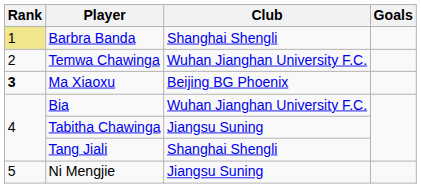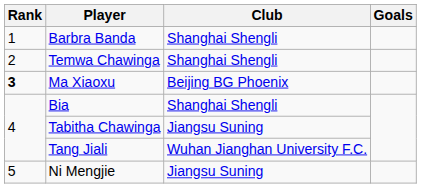(12, 37) khaki background -> (12, 37) no background
(267, 60) Wuhan Jianghan University F.C. -> (222, 60) Shanghai Shengli
(267, 104) Wuhan Jianghan University F.C. -> (222, 104) Shanghai Shengli
(222, 149) Shanghai Shengli -> (267, 149) Wuhan Jianghan University F.C.
